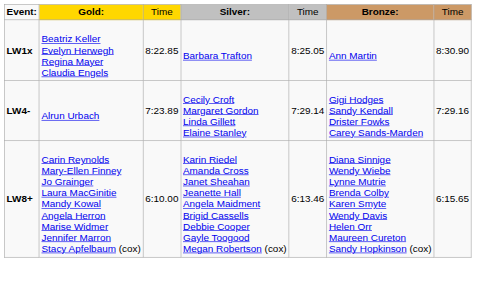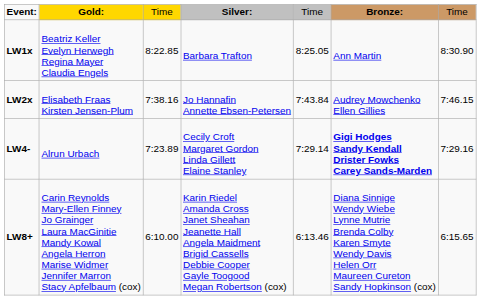+ row: (20, 99)
(376, 116) normal -> (383, 154) bold
